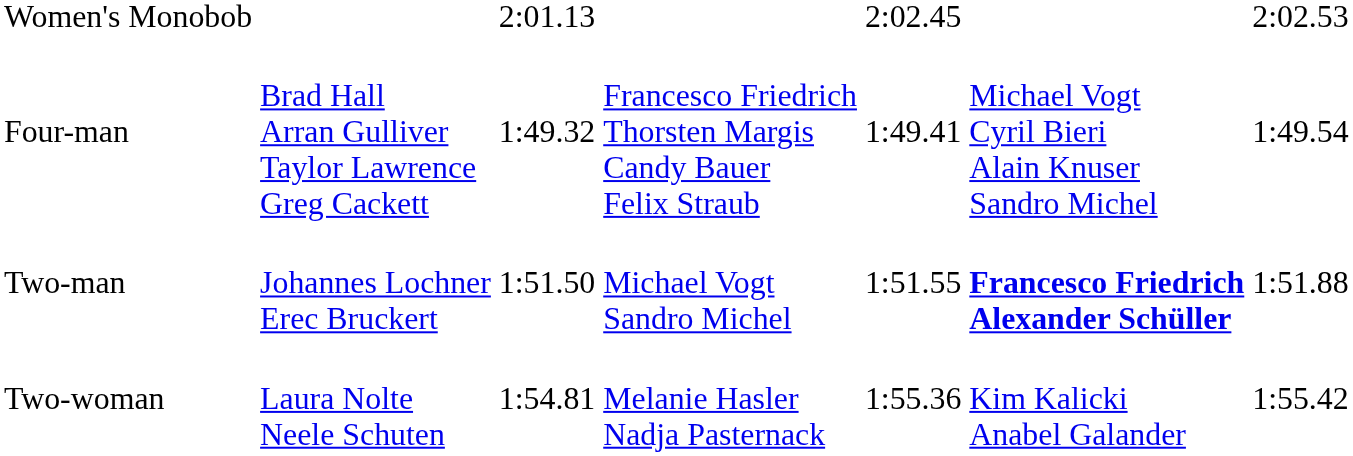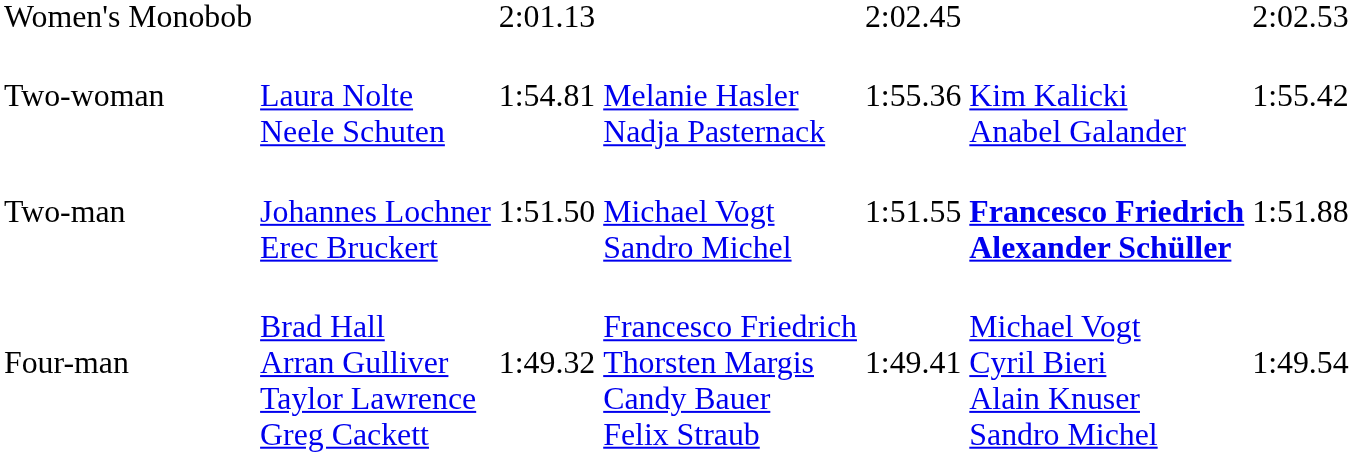rows swapped: (84, 398) <-> (66, 131)
